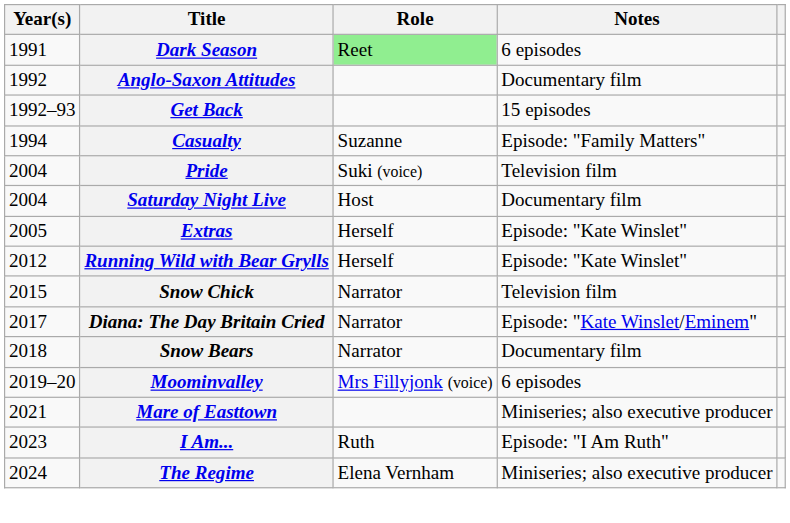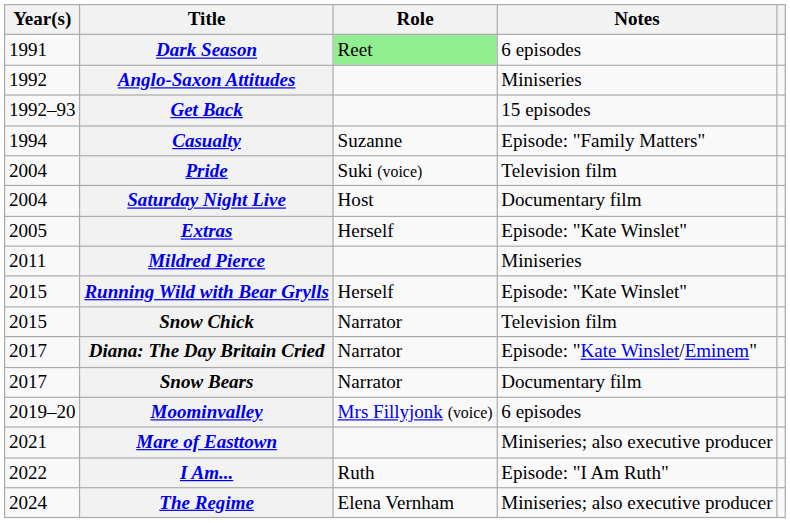(571, 79) Documentary film -> (542, 79) Miniseries
+ row: (207, 261)
(28, 261) 2012 -> (28, 291) 2015
(28, 351) 2018 -> (28, 381) 2017
(28, 442) 2023 -> (28, 472) 2022
